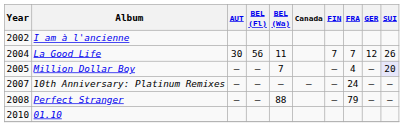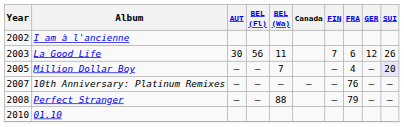(18, 53) 2004 -> (18, 53) 2003
(353, 53) 7 -> (353, 53) 6
(353, 84) 24 -> (353, 84) 76
